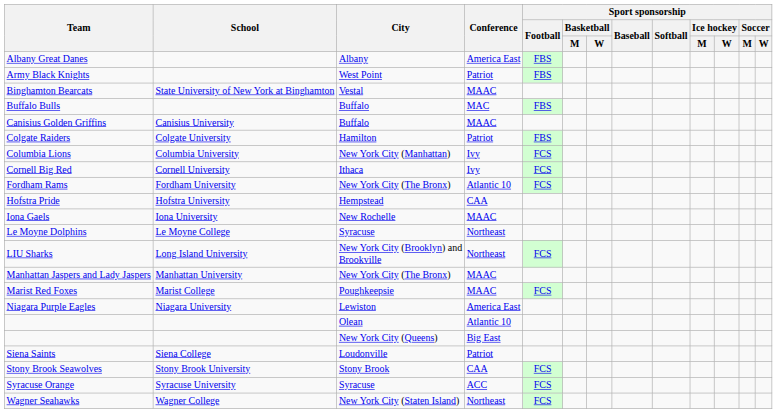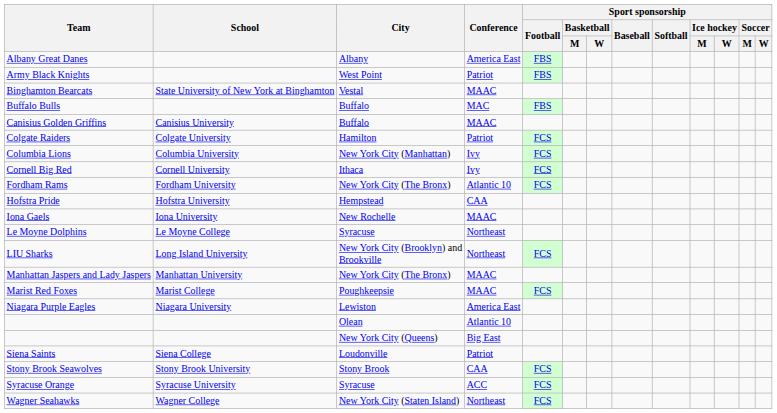(543, 138) FBS -> (543, 138) FCS
